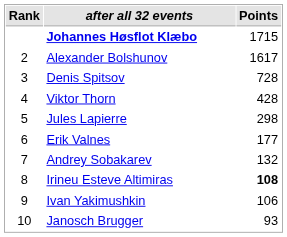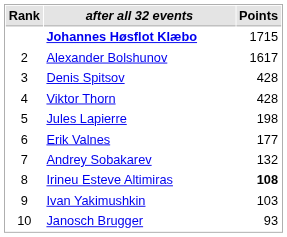(267, 78) 728 -> (267, 78) 428
(267, 119) 298 -> (267, 119) 198
(267, 201) 106 -> (267, 201) 103
